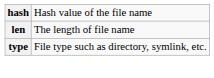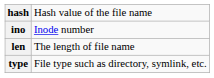+ row: (18, 30)
